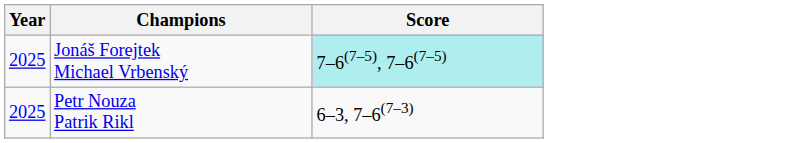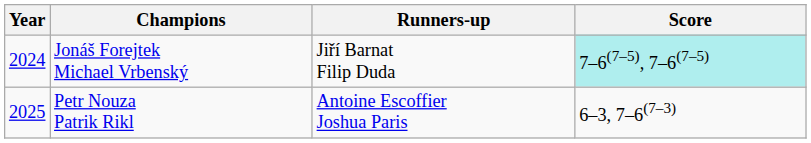+ column: (444, 19)
(27, 60) 2025 -> (27, 60) 2024
